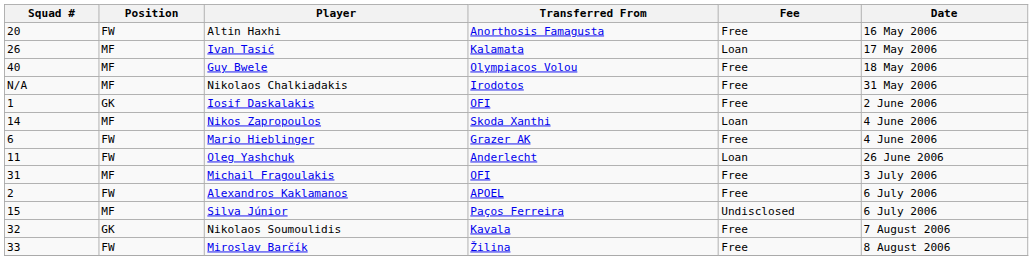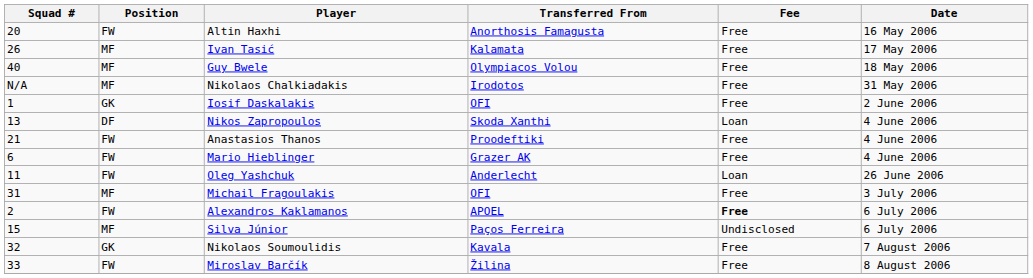(735, 50) Loan -> (735, 50) Free
(14, 121) 14 -> (14, 121) 13
(108, 121) MF -> (108, 121) DF
+ row: (264, 139)
(735, 193) normal -> (735, 211) bold
